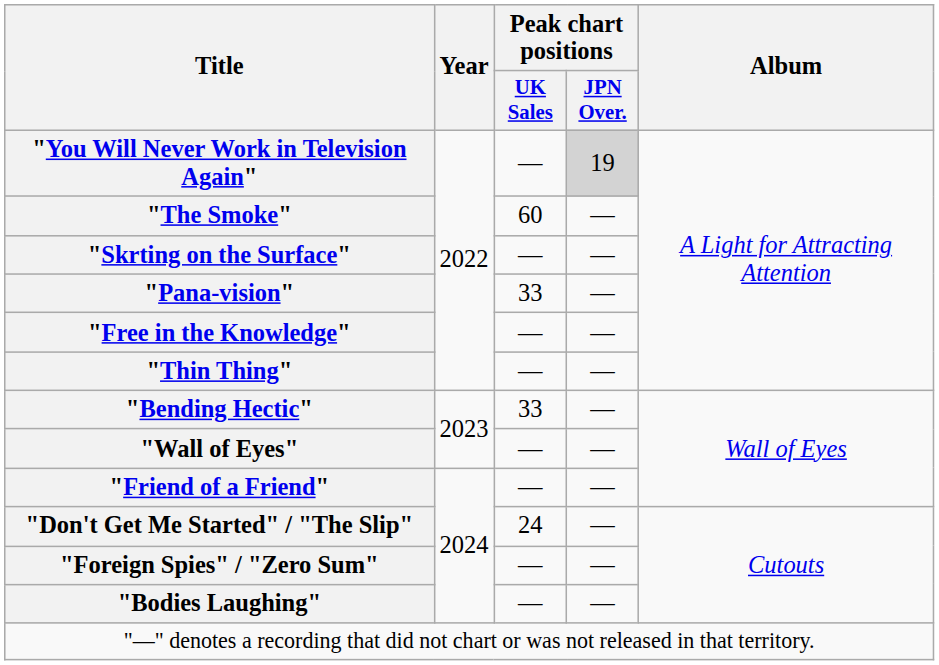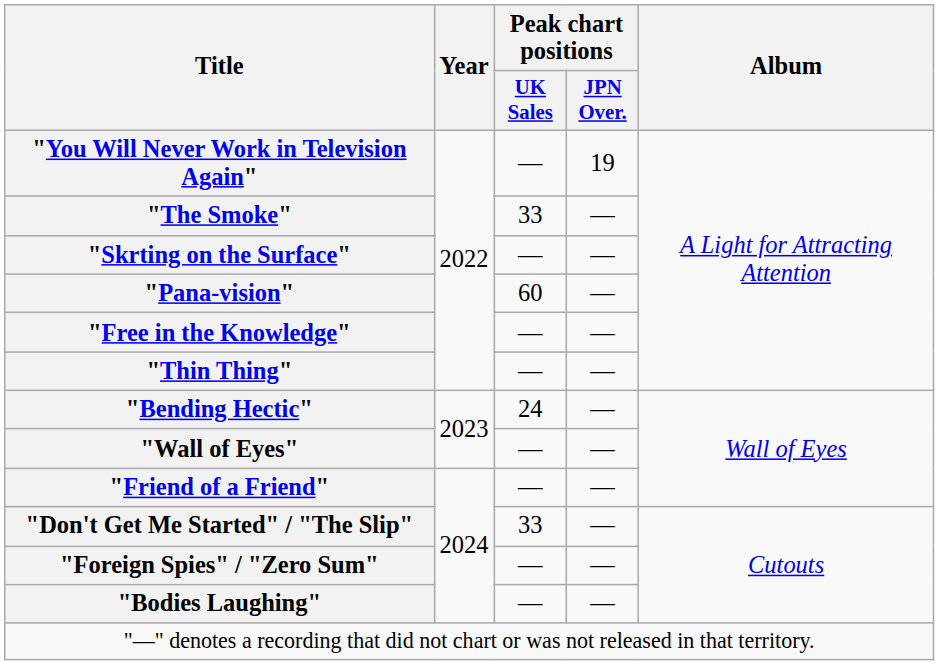(603, 162) lightgrey background -> (603, 162) no background
(530, 215) 60 -> (530, 215) 33
(530, 293) 33 -> (530, 293) 60
(530, 409) 33 -> (530, 409) 24
(530, 526) 24 -> (530, 526) 33
